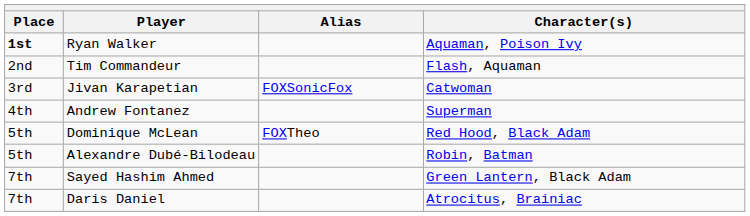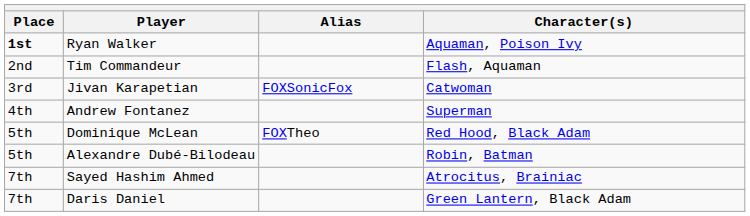(529, 178) Green Lantern, Black Adam -> (504, 178) Atrocitus, Brainiac
(504, 200) Atrocitus, Brainiac -> (529, 200) Green Lantern, Black Adam
